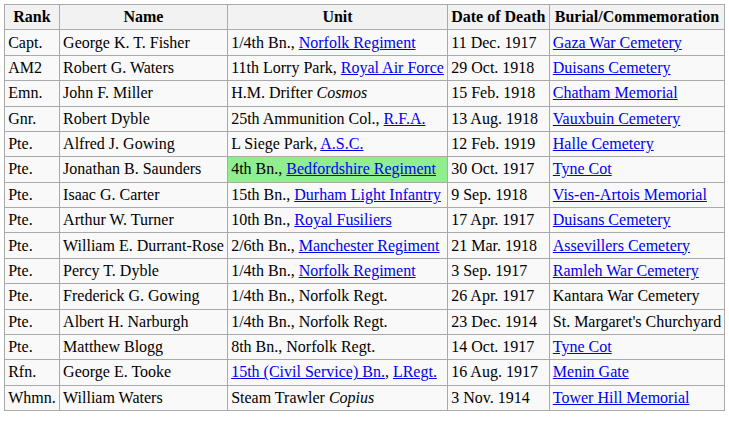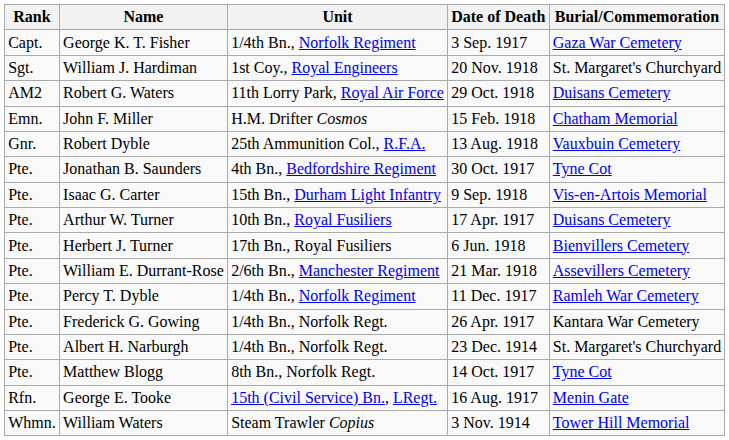(494, 42) 11 Dec. 1917 -> (489, 42) 3 Sep. 1917
+ row: (130, 67)
- row: (119, 144)
(334, 169) lightgreen background -> (334, 169) no background
+ row: (118, 245)
(489, 270) 3 Sep. 1917 -> (494, 296) 11 Dec. 1917
